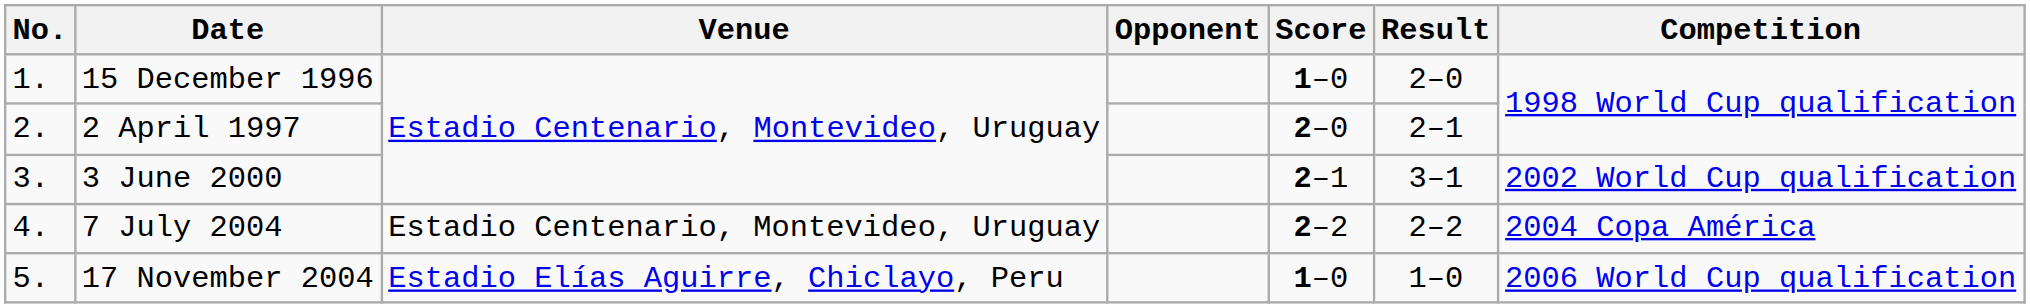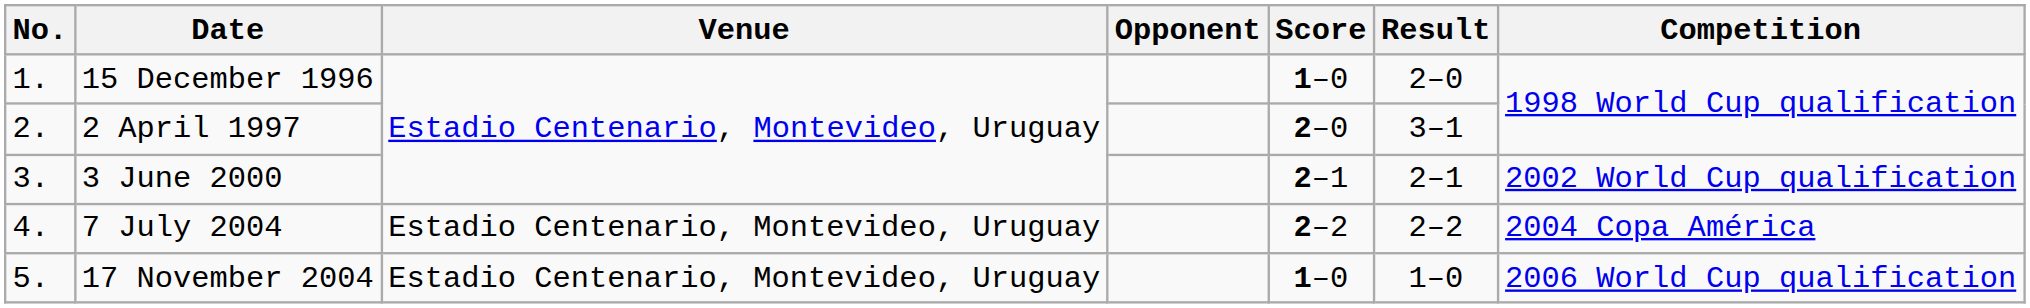(1436, 129) 2–1 -> (1436, 129) 3–1
(1436, 179) 3–1 -> (1436, 179) 2–1
(726, 278) Estadio Elías Aguirre, Chiclayo, Peru -> (744, 278) Estadio Centenario, Montevideo, Uruguay
